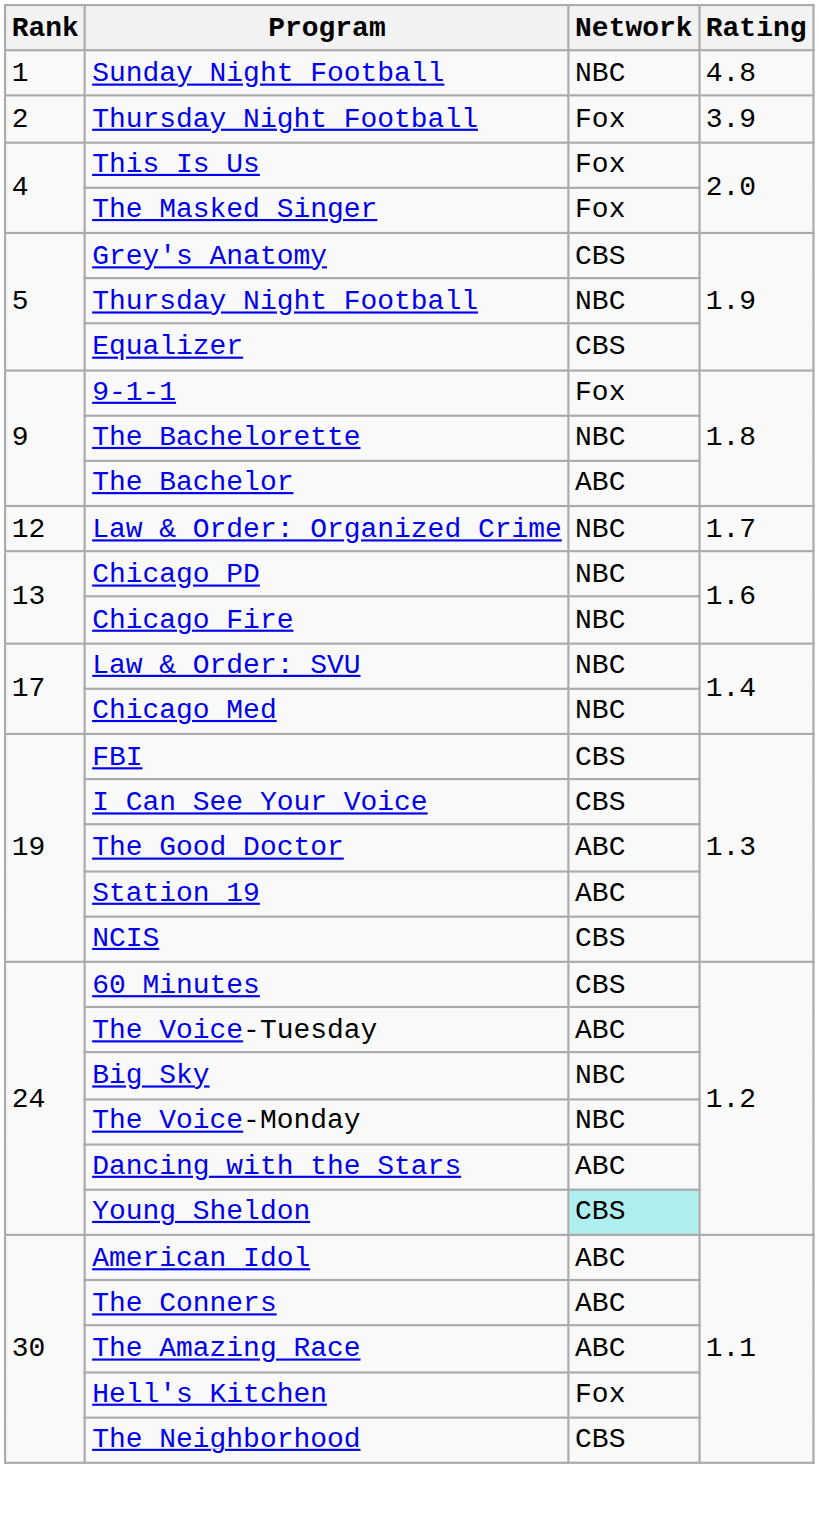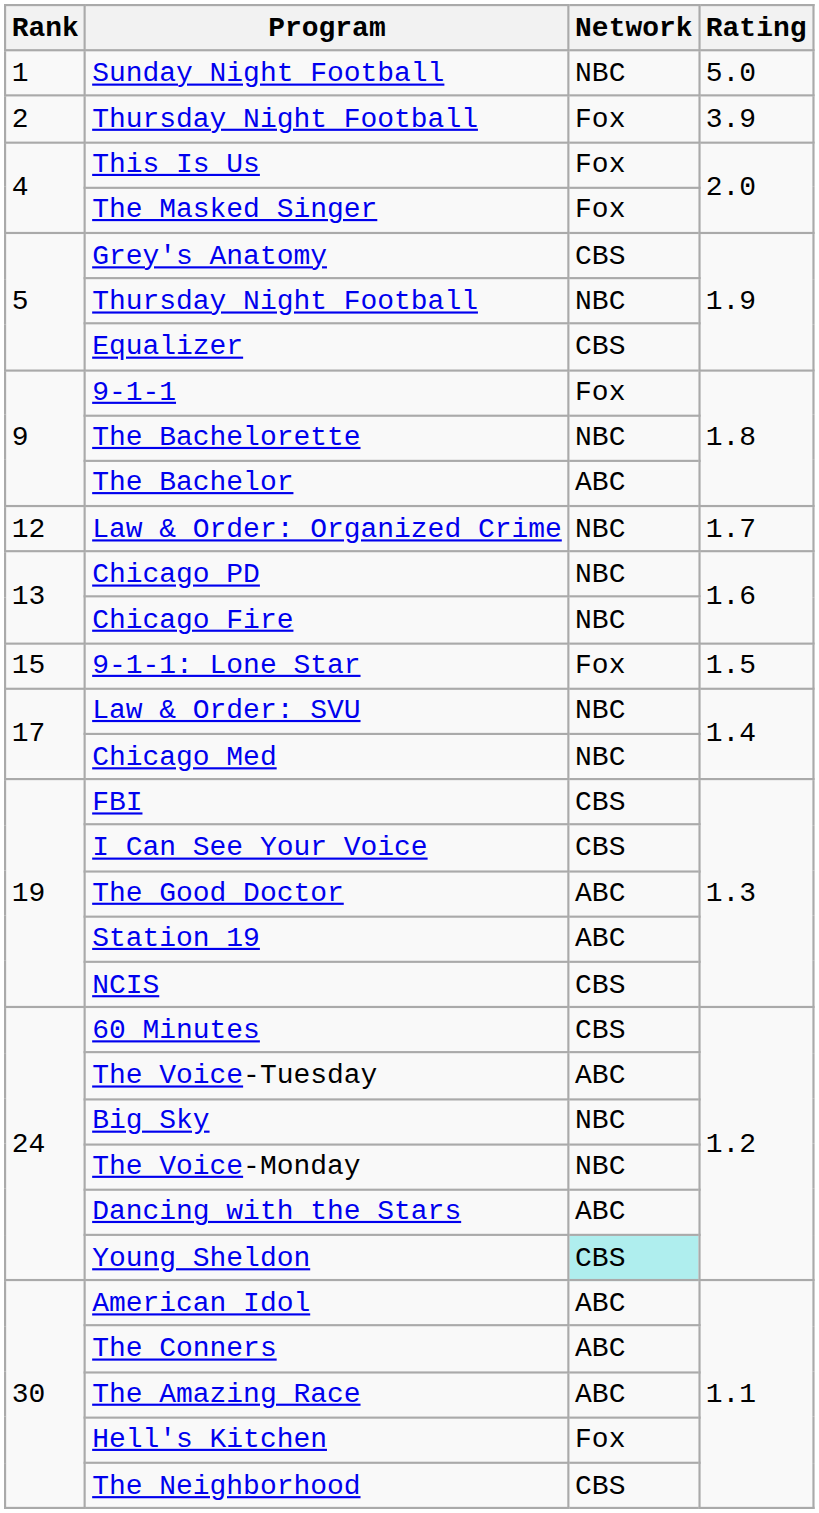(731, 73) 4.8 -> (731, 73) 5.0
+ row: (29, 666)
